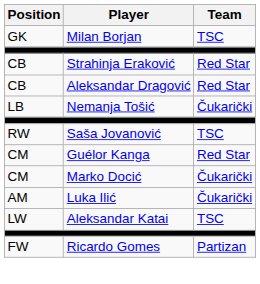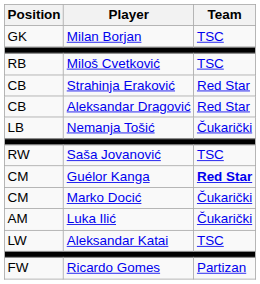+ row: (17, 63)
(223, 155) normal -> (225, 176) bold
